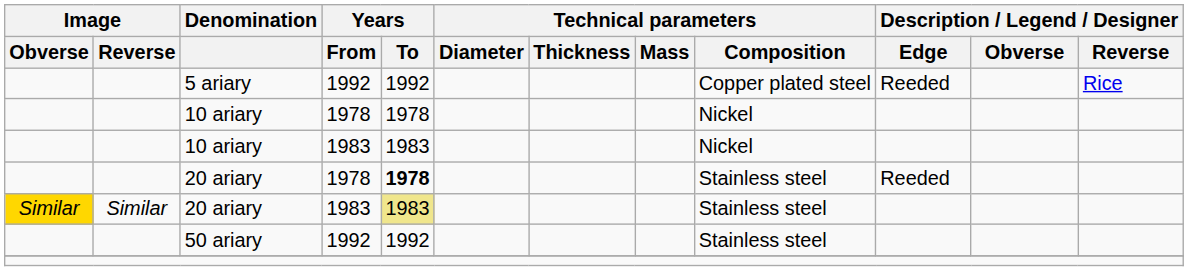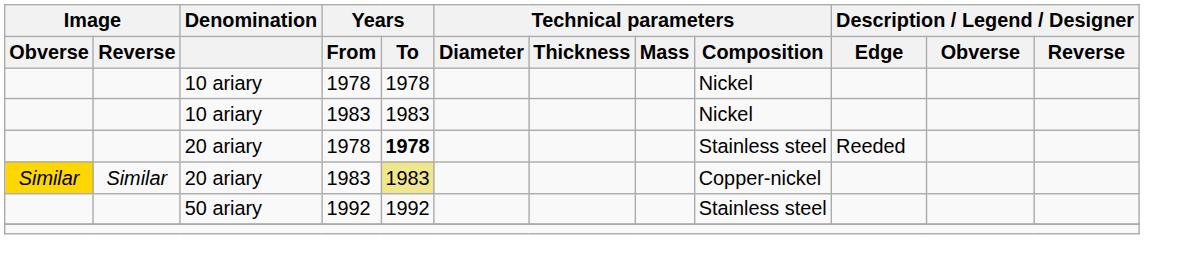- row: (218, 84)
(763, 209) Stainless steel -> (760, 178) Copper-nickel
